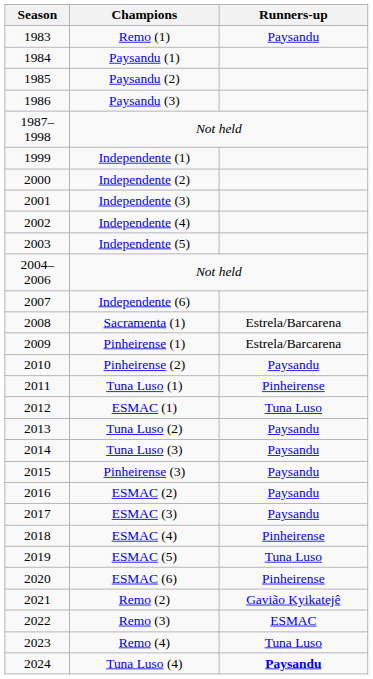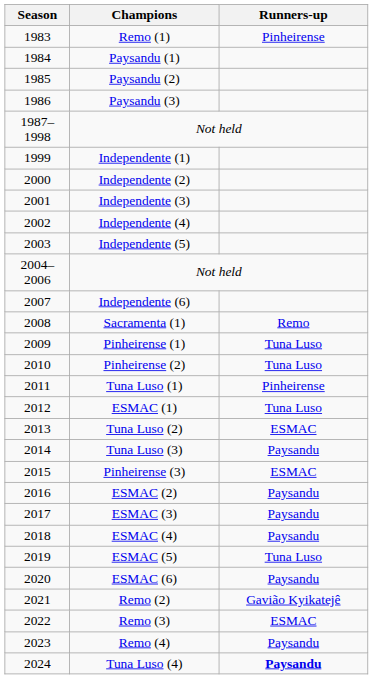(293, 36) Paysandu -> (293, 36) Pinheirense
(293, 322) Estrela/Barcarena -> (293, 322) Remo
(293, 343) Estrela/Barcarena -> (293, 343) Tuna Luso
(293, 365) Paysandu -> (293, 365) Tuna Luso
(293, 429) Paysandu -> (293, 429) ESMAC
(293, 471) Paysandu -> (293, 471) ESMAC
(293, 535) Pinheirense -> (293, 535) Paysandu
(293, 578) Pinheirense -> (293, 578) Paysandu
(293, 642) Tuna Luso -> (293, 642) Paysandu
